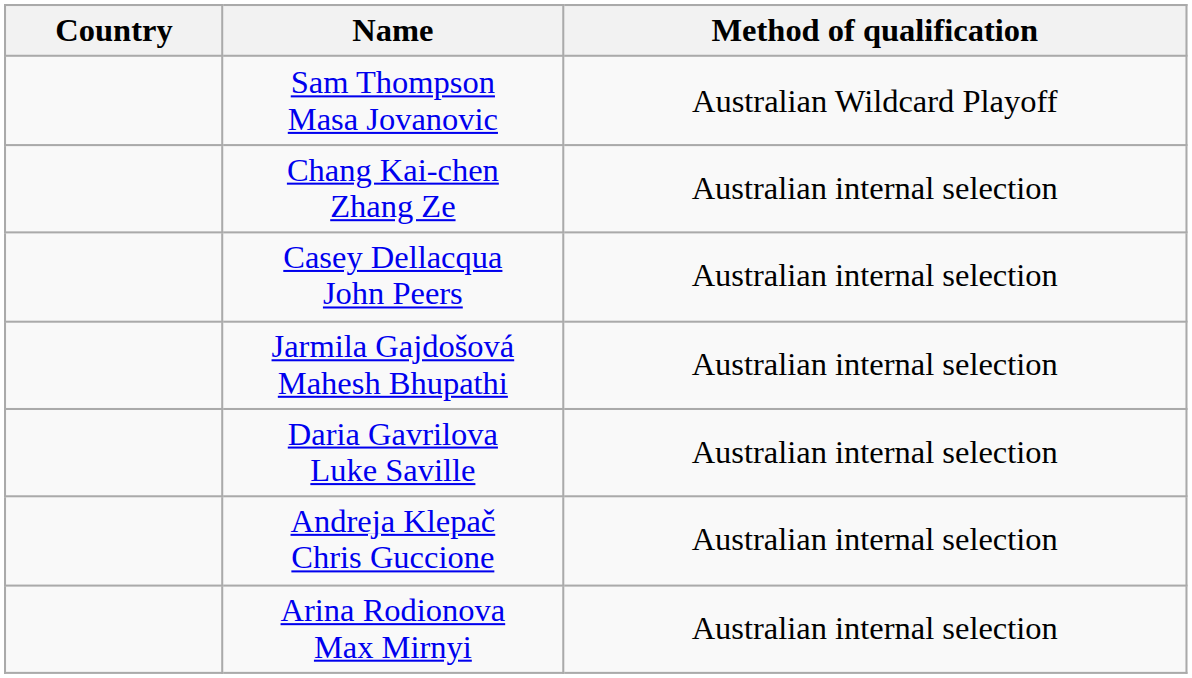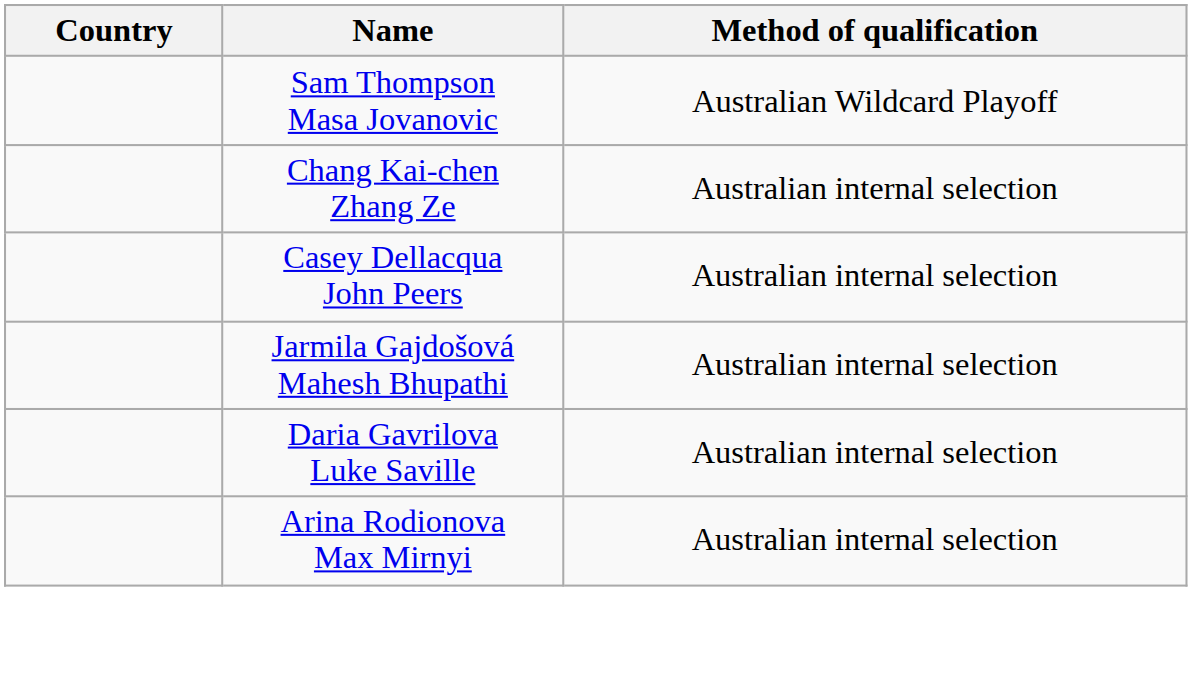- row: (393, 540)
